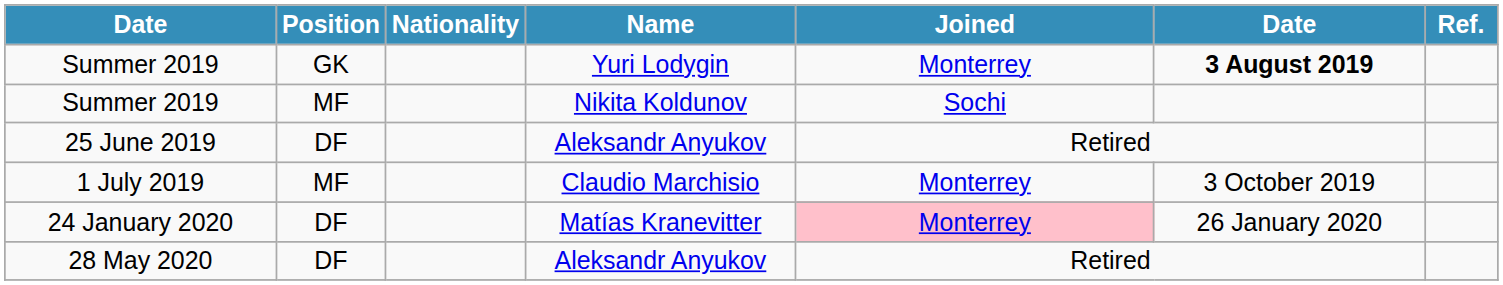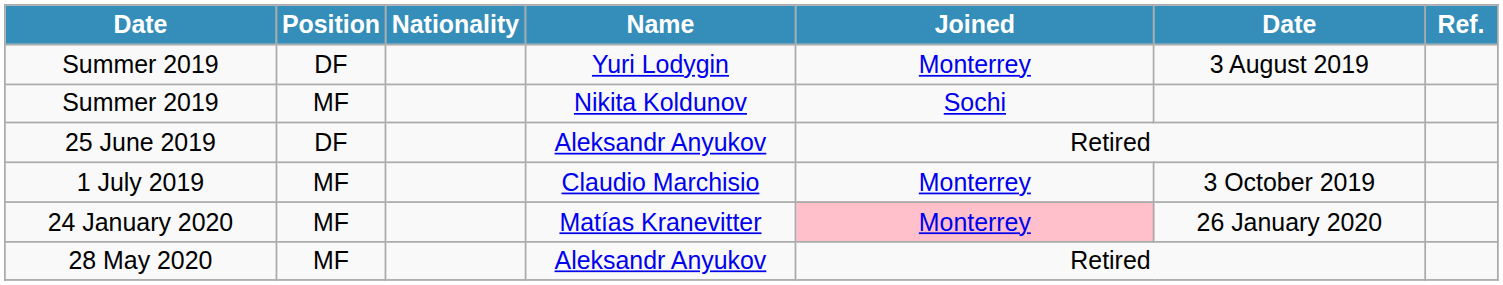(331, 64) GK -> (331, 64) DF
(1289, 64) bold -> (1289, 64) normal
(331, 222) DF -> (331, 222) MF
(331, 261) DF -> (331, 261) MF
